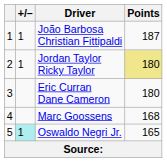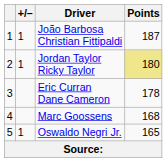(151, 93) 180 -> (151, 93) 178
(21, 133) paleturquoise background -> (21, 133) no background
